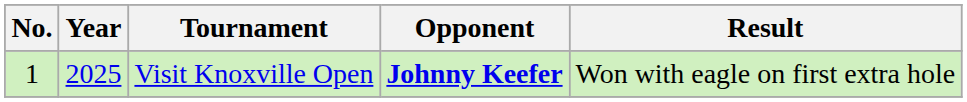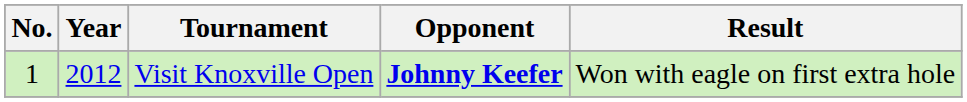(93, 73) 2025 -> (93, 73) 2012
